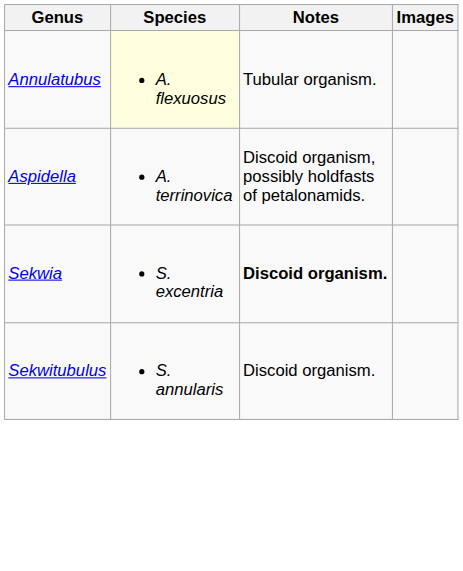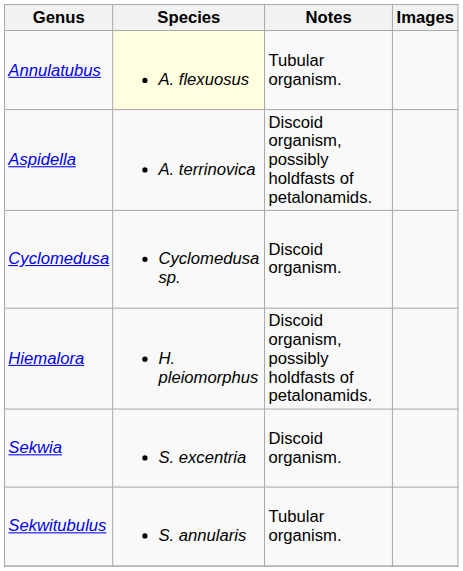+ row: (59, 259)
+ row: (46, 358)
(315, 273) bold -> (305, 448) normal
(309, 370) Discoid organism. -> (305, 526) Tubular organism.
